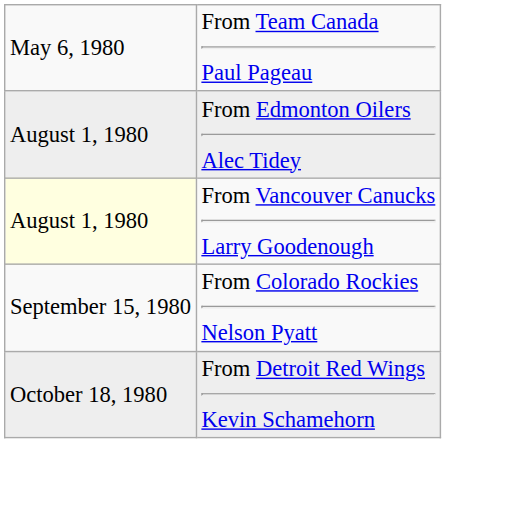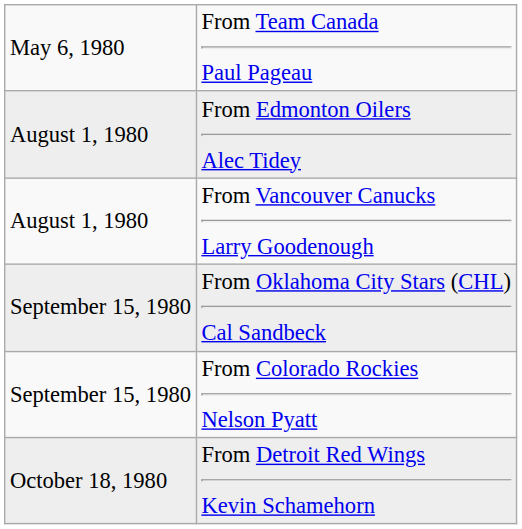(79, 220) lightyellow background -> (79, 220) no background
+ row: (356, 307)
